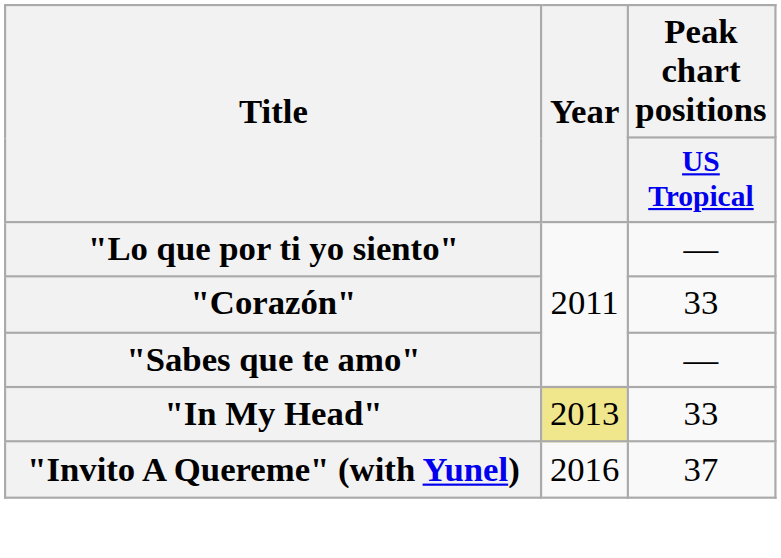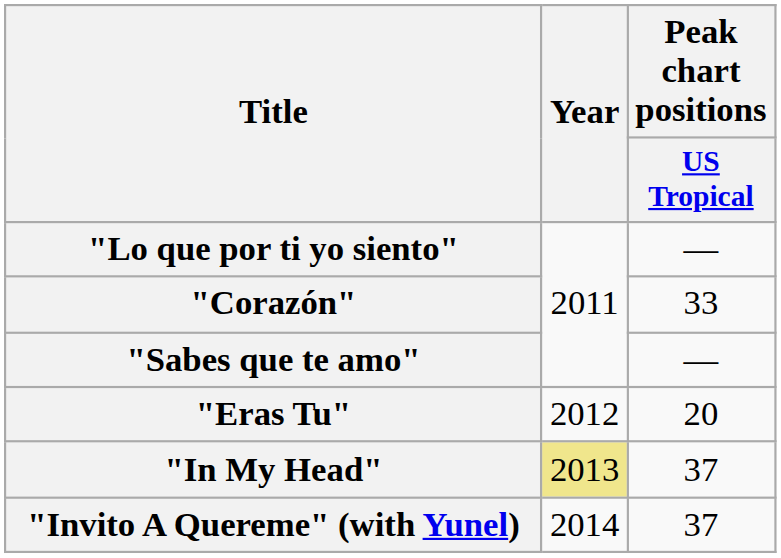+ row: (273, 413)
(701, 413) 33 -> (701, 468) 37
(585, 468) 2016 -> (585, 523) 2014
